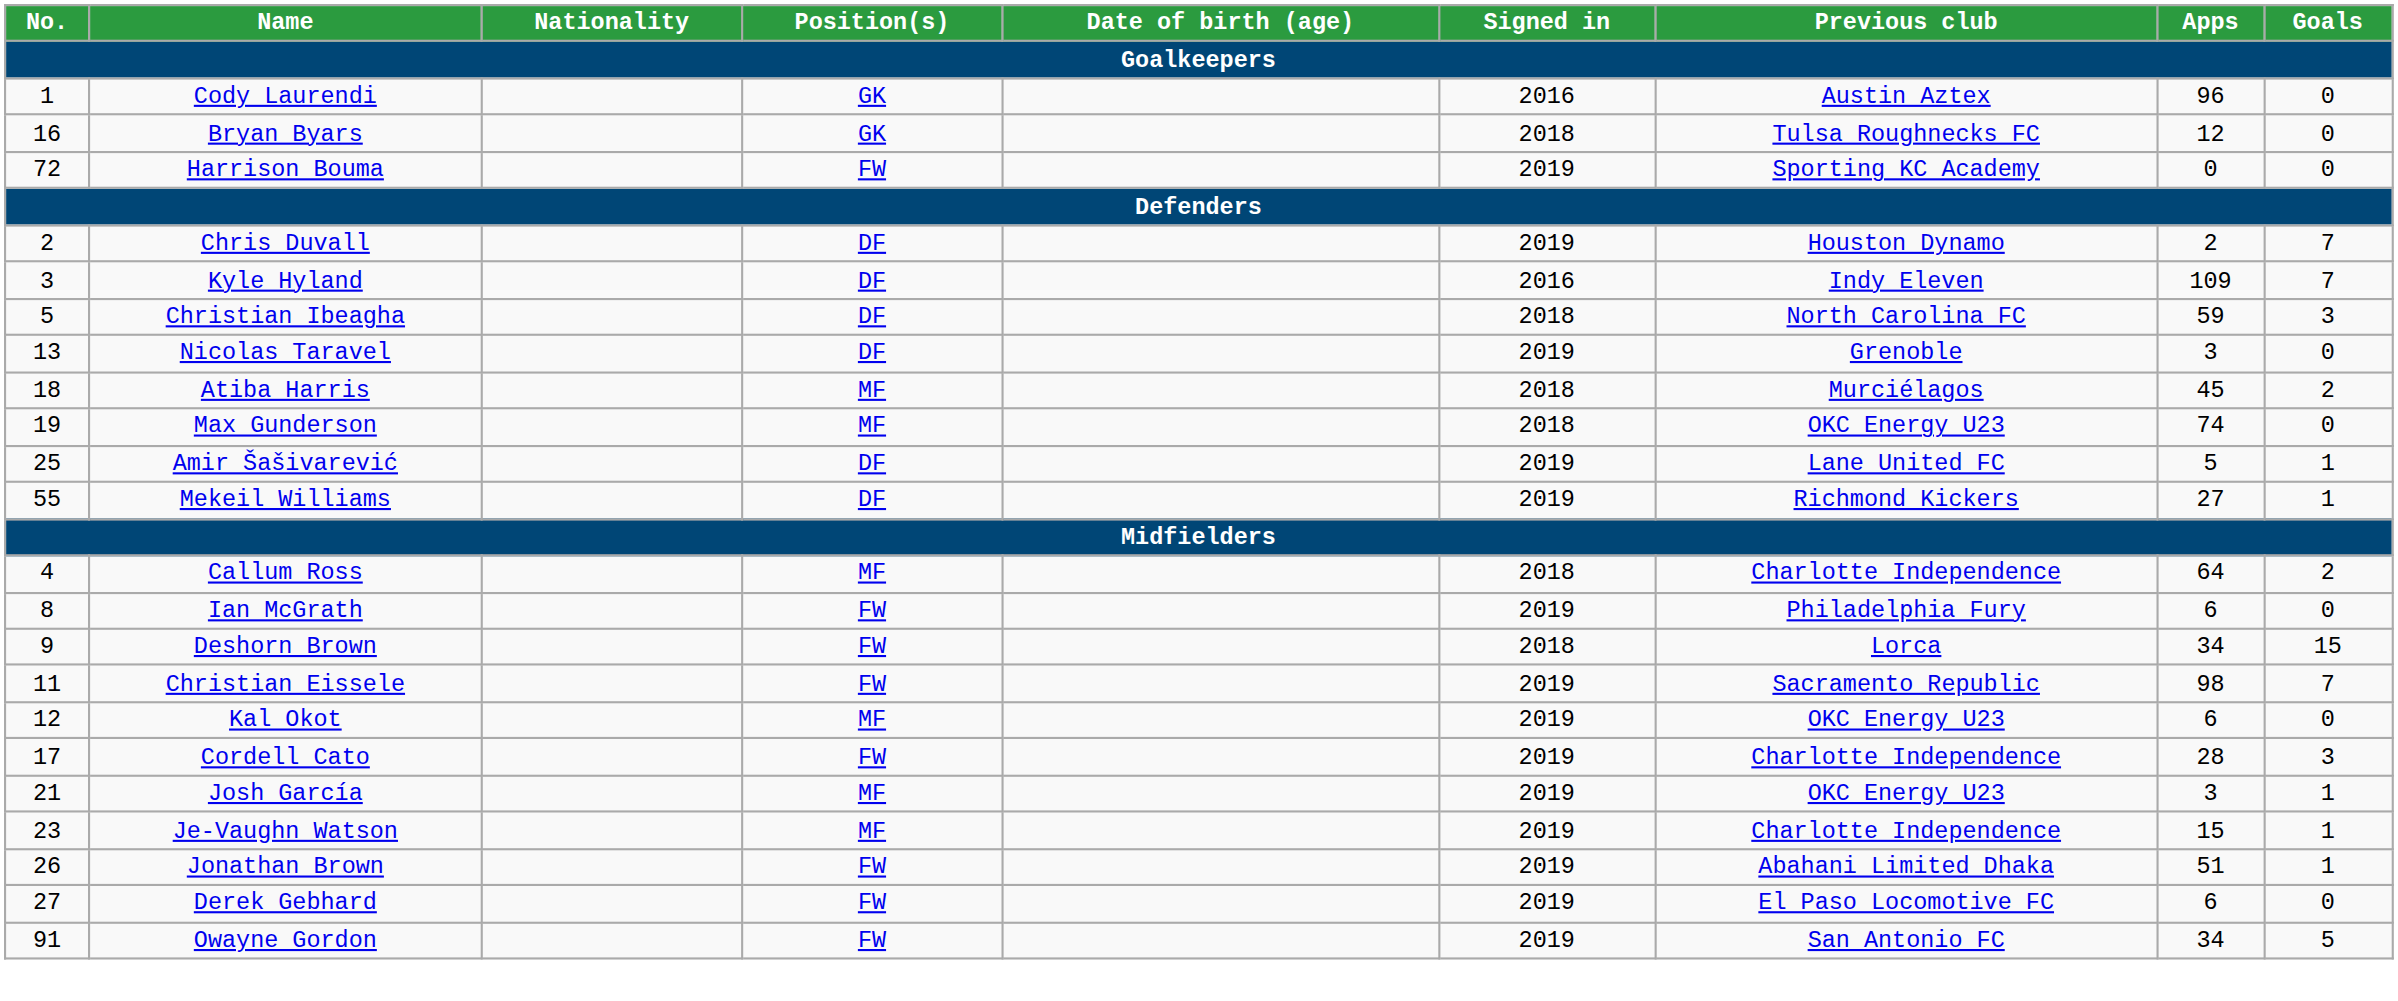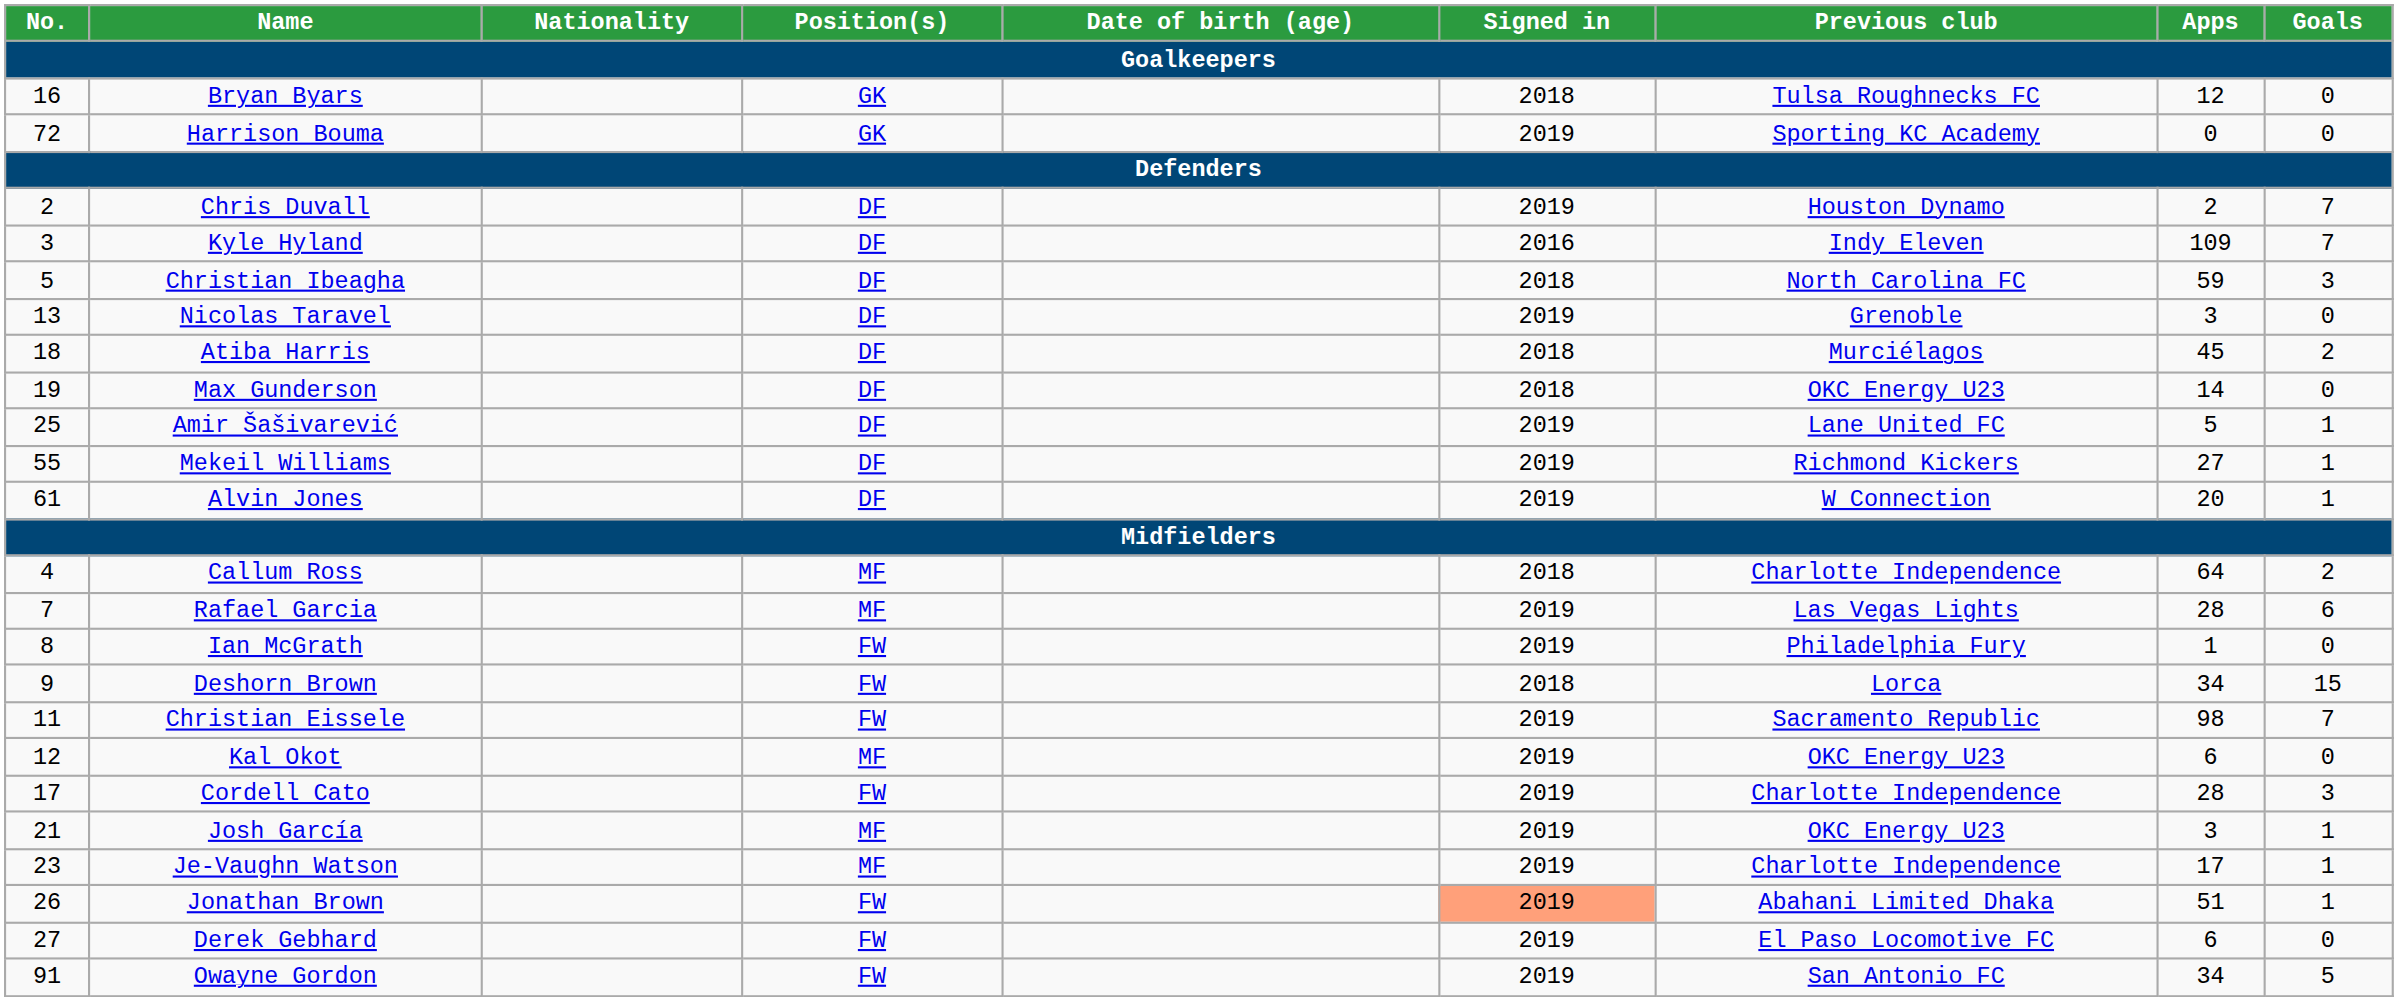- row: (285, 97)
(872, 170) FW -> (872, 134) GK
(872, 390) MF -> (872, 354) DF
(872, 427) MF -> (872, 390) DF
(2211, 427) 74 -> (2211, 390) 14
+ row: (285, 500)
+ row: (285, 611)
(2211, 611) 6 -> (2211, 647) 1
(2211, 831) 15 -> (2211, 867) 17
(1547, 867) no background -> (1547, 904) lightsalmon background
